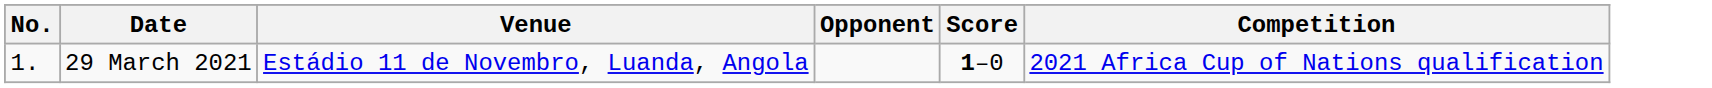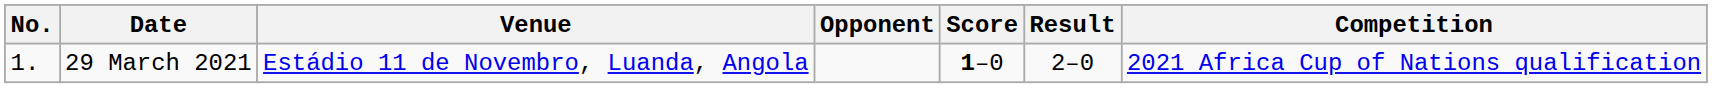+ column: (1072, 24)
